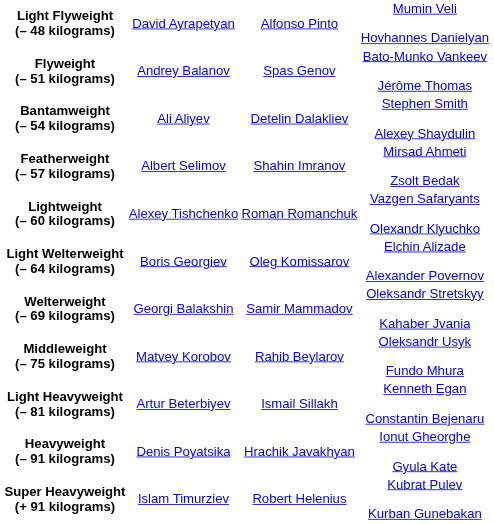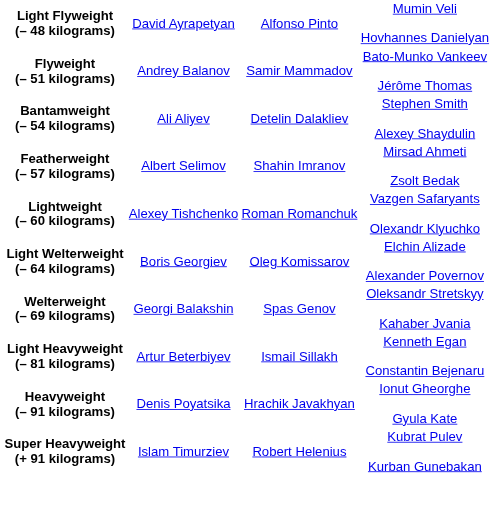(299, 71) Spas Genov -> (299, 71) Samir Mammadov
(299, 309) Samir Mammadov -> (299, 309) Spas Genov
- row: (65, 356)
